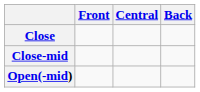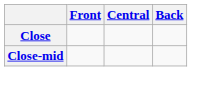- row: (40, 76)
